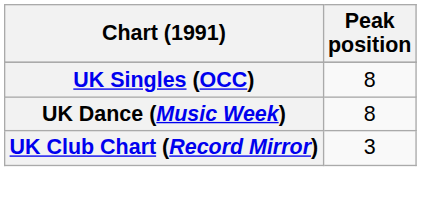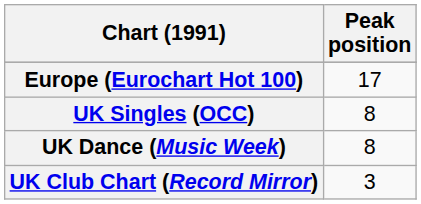+ row: (164, 79)
